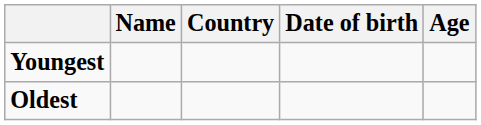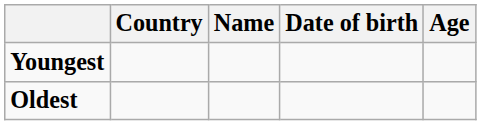columns swapped: (146, 23) <-> (231, 23)
